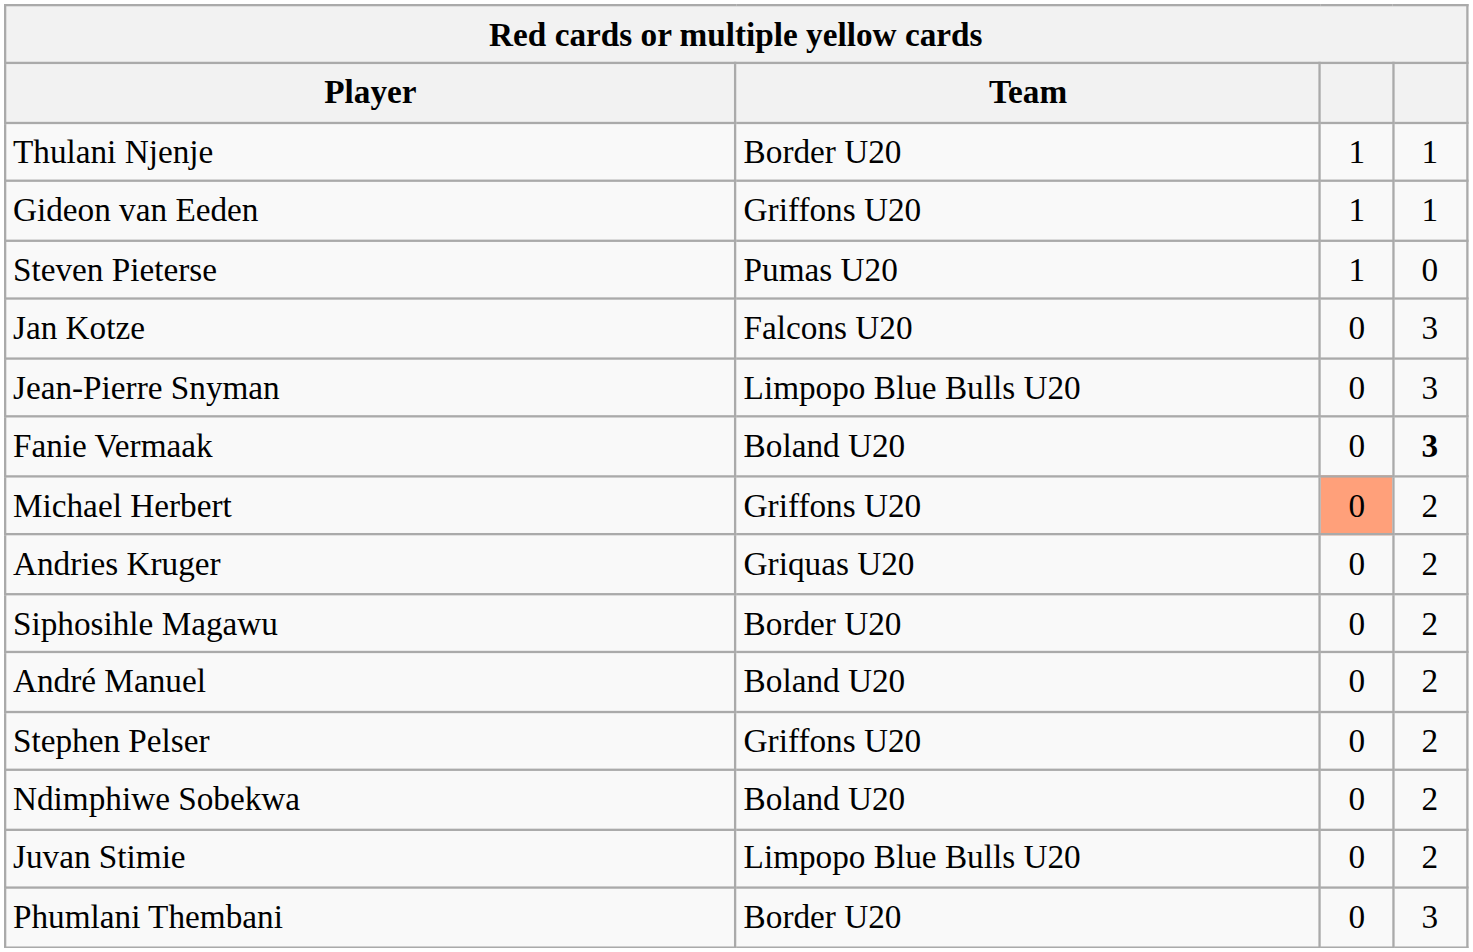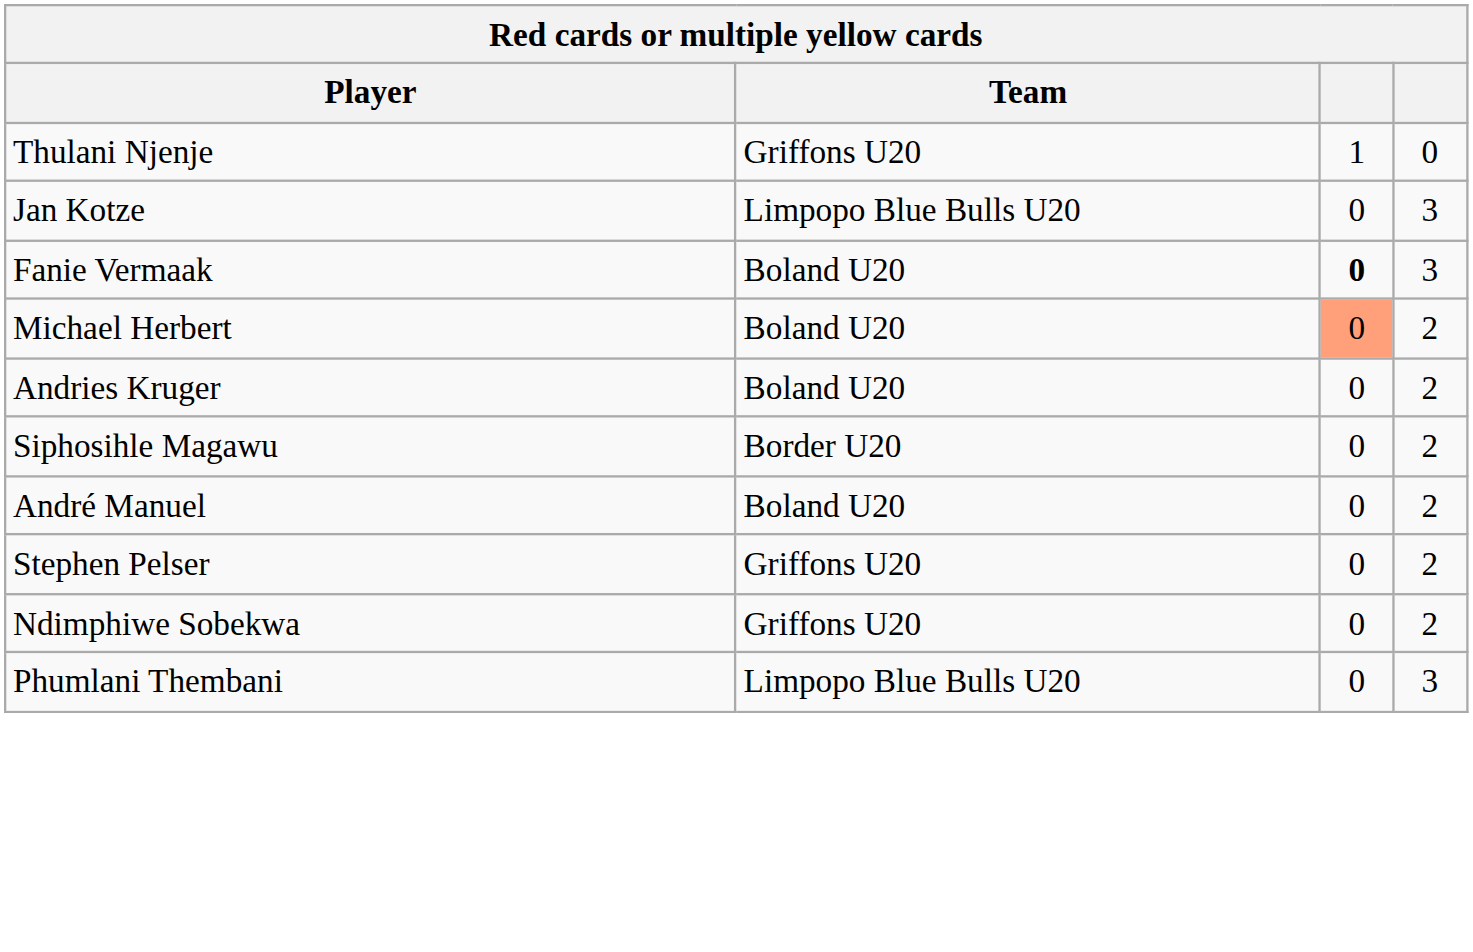(823, 152) Border U20 -> (832, 152) Griffons U20
(1430, 152) 1 -> (1430, 152) 0
- row: (136, 211)
- row: (115, 269)
(828, 328) Falcons U20 -> (912, 211) Limpopo Blue Bulls U20
- row: (146, 387)
(1357, 446) normal -> (1357, 269) bold
(1430, 446) bold -> (1430, 269) normal
(832, 505) Griffons U20 -> (824, 328) Boland U20
(829, 564) Griquas U20 -> (824, 387) Boland U20
(824, 799) Boland U20 -> (832, 622) Griffons U20
- row: (99, 858)
(823, 917) Border U20 -> (912, 681) Limpopo Blue Bulls U20
